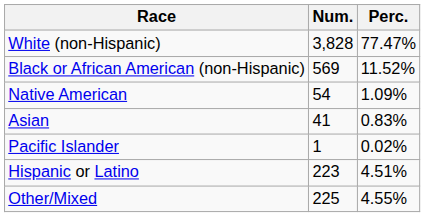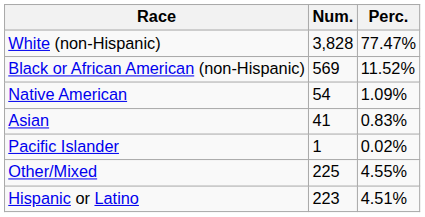rows swapped: (53, 198) <-> (74, 172)
